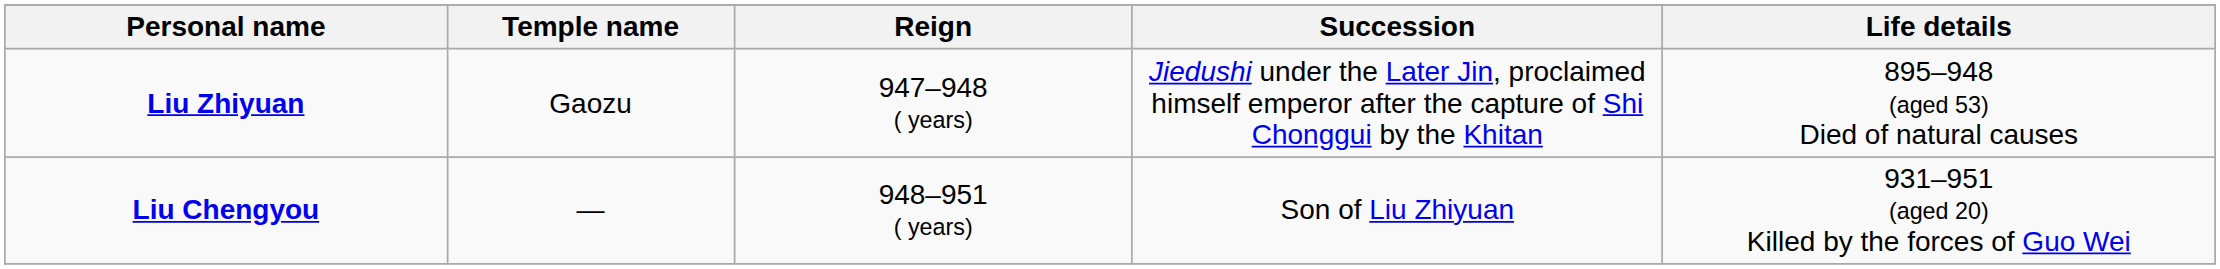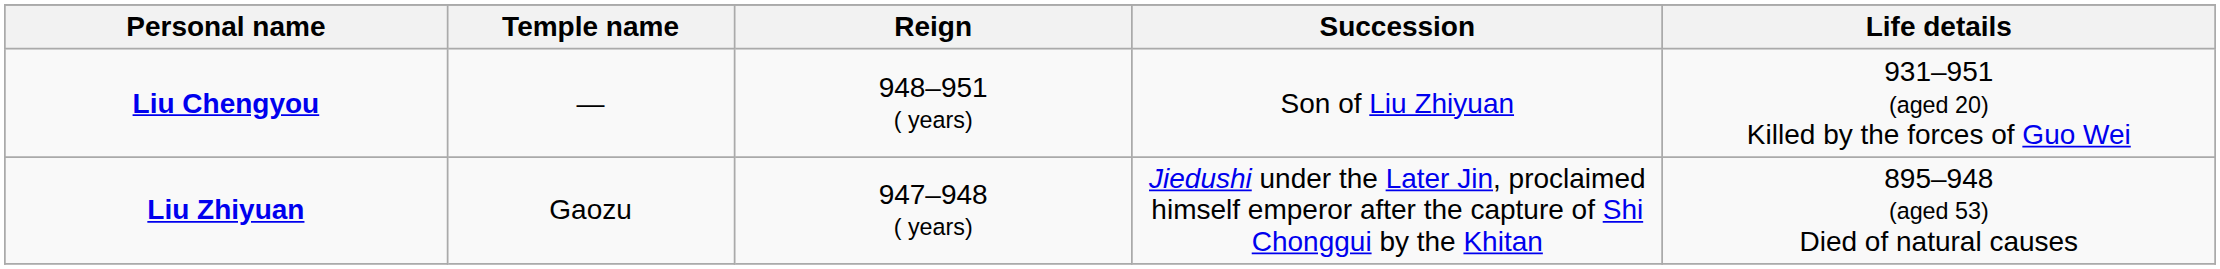rows swapped: (226, 102) <-> (226, 210)
